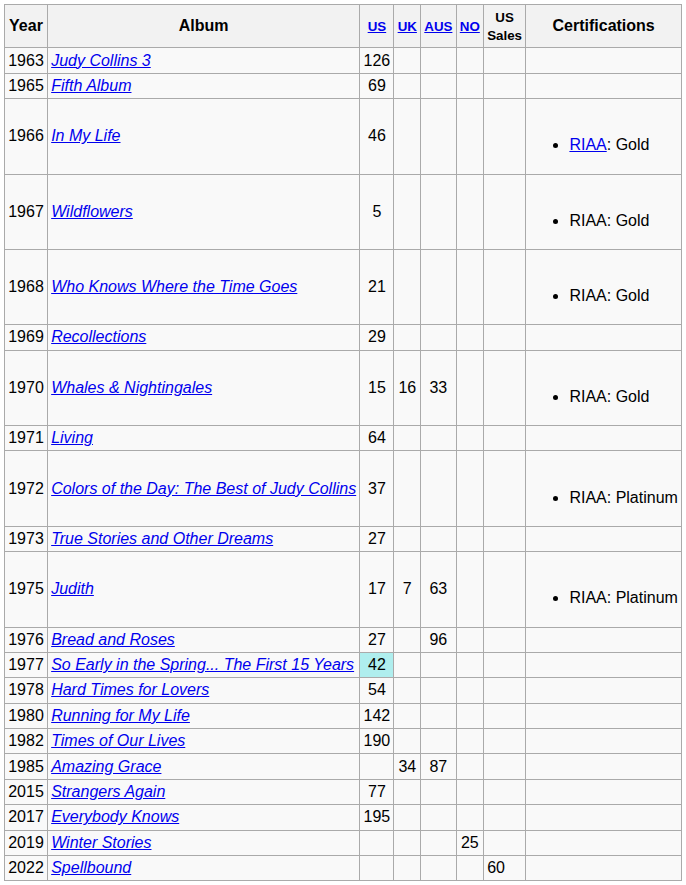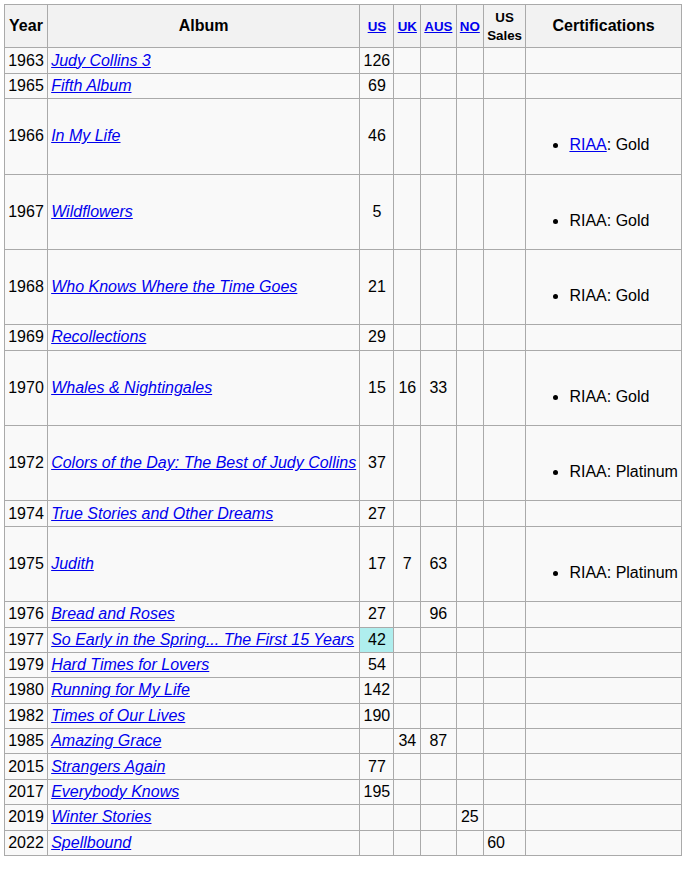- row: (72, 438)
(26, 538) 1973 -> (26, 513) 1974
(26, 690) 1978 -> (26, 665) 1979
